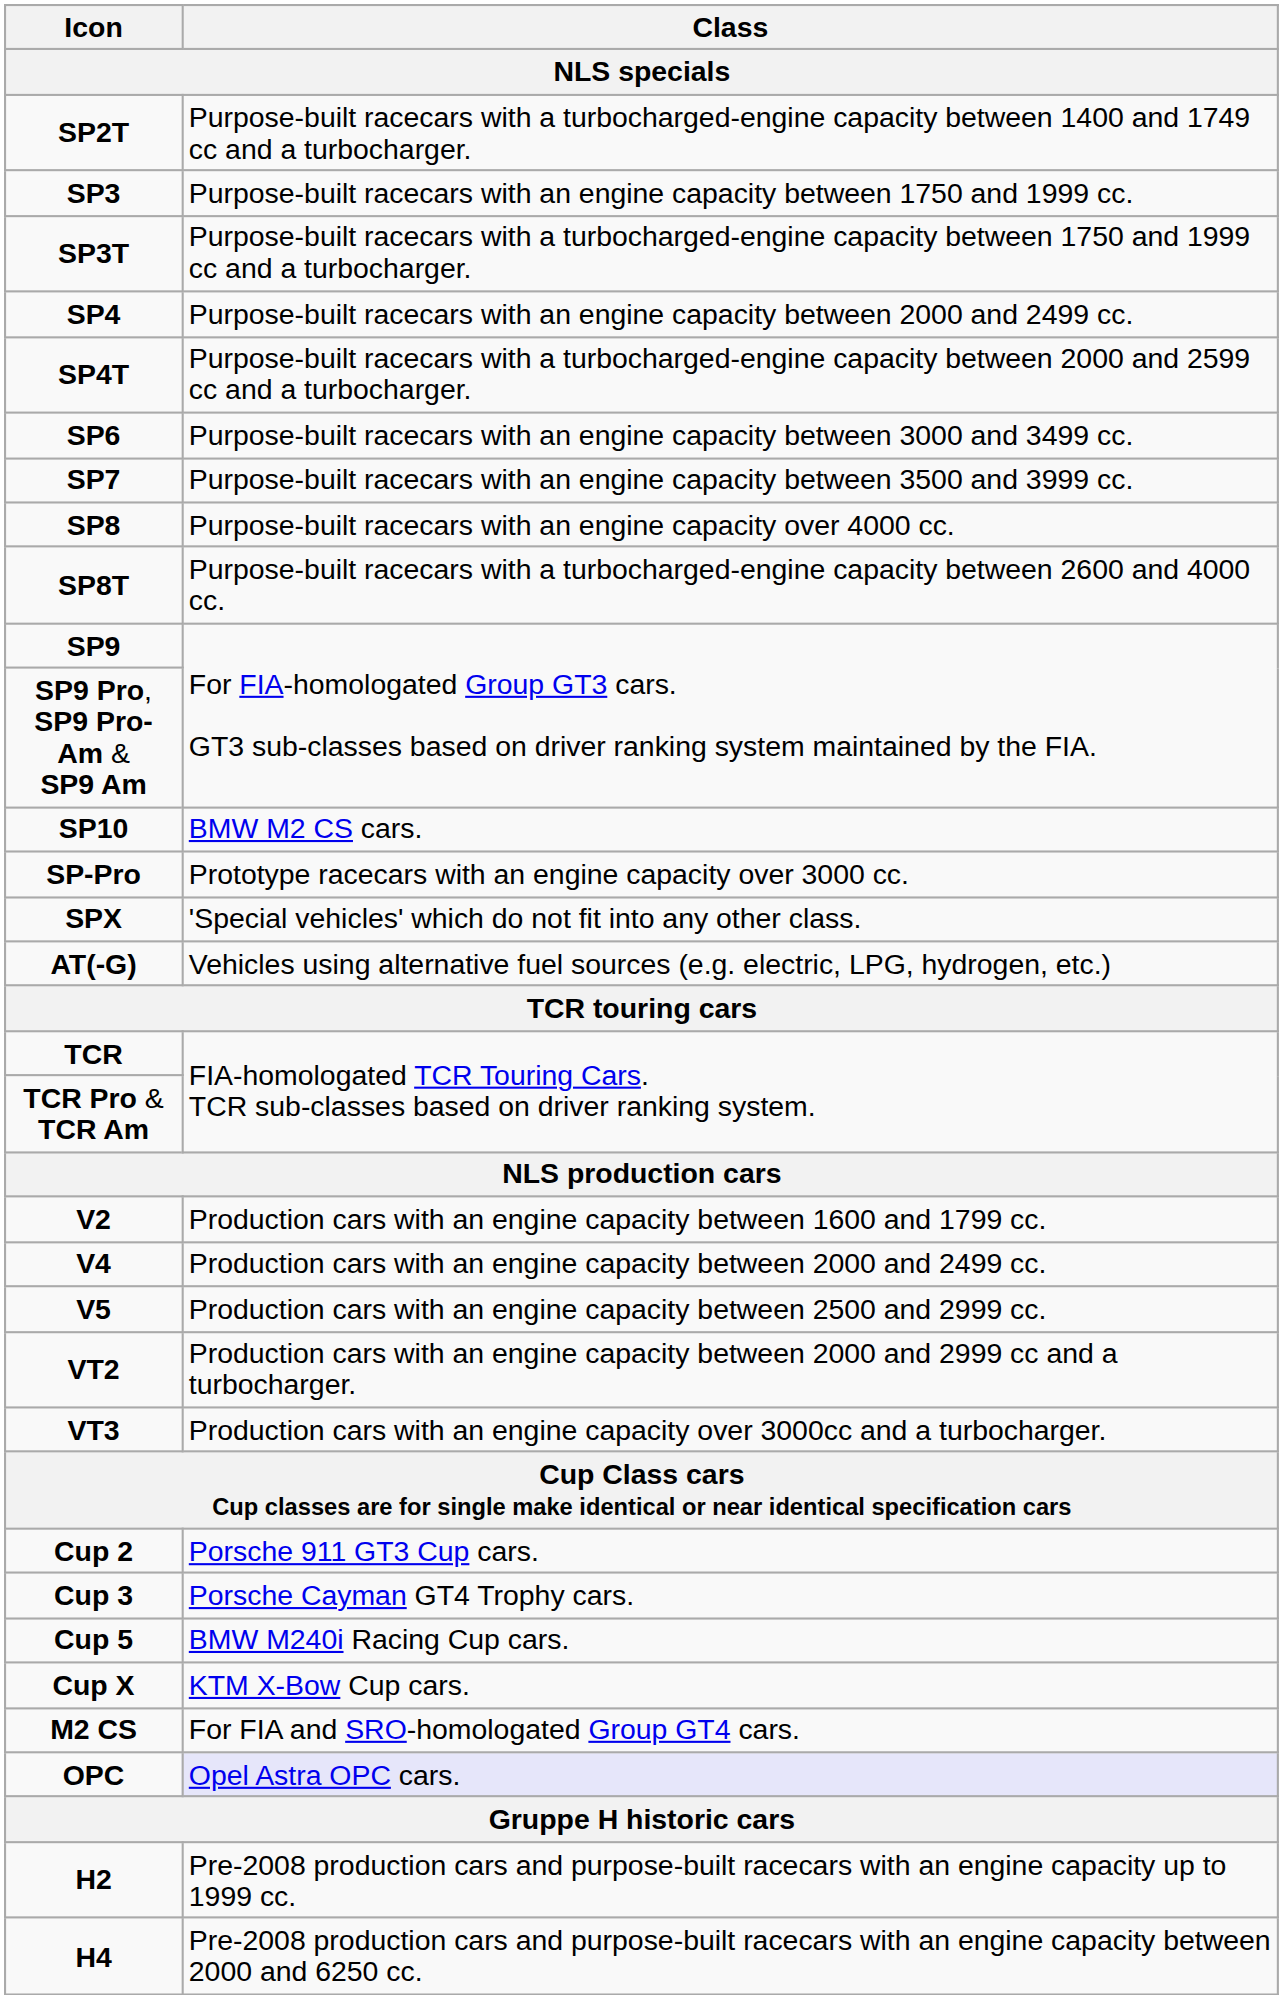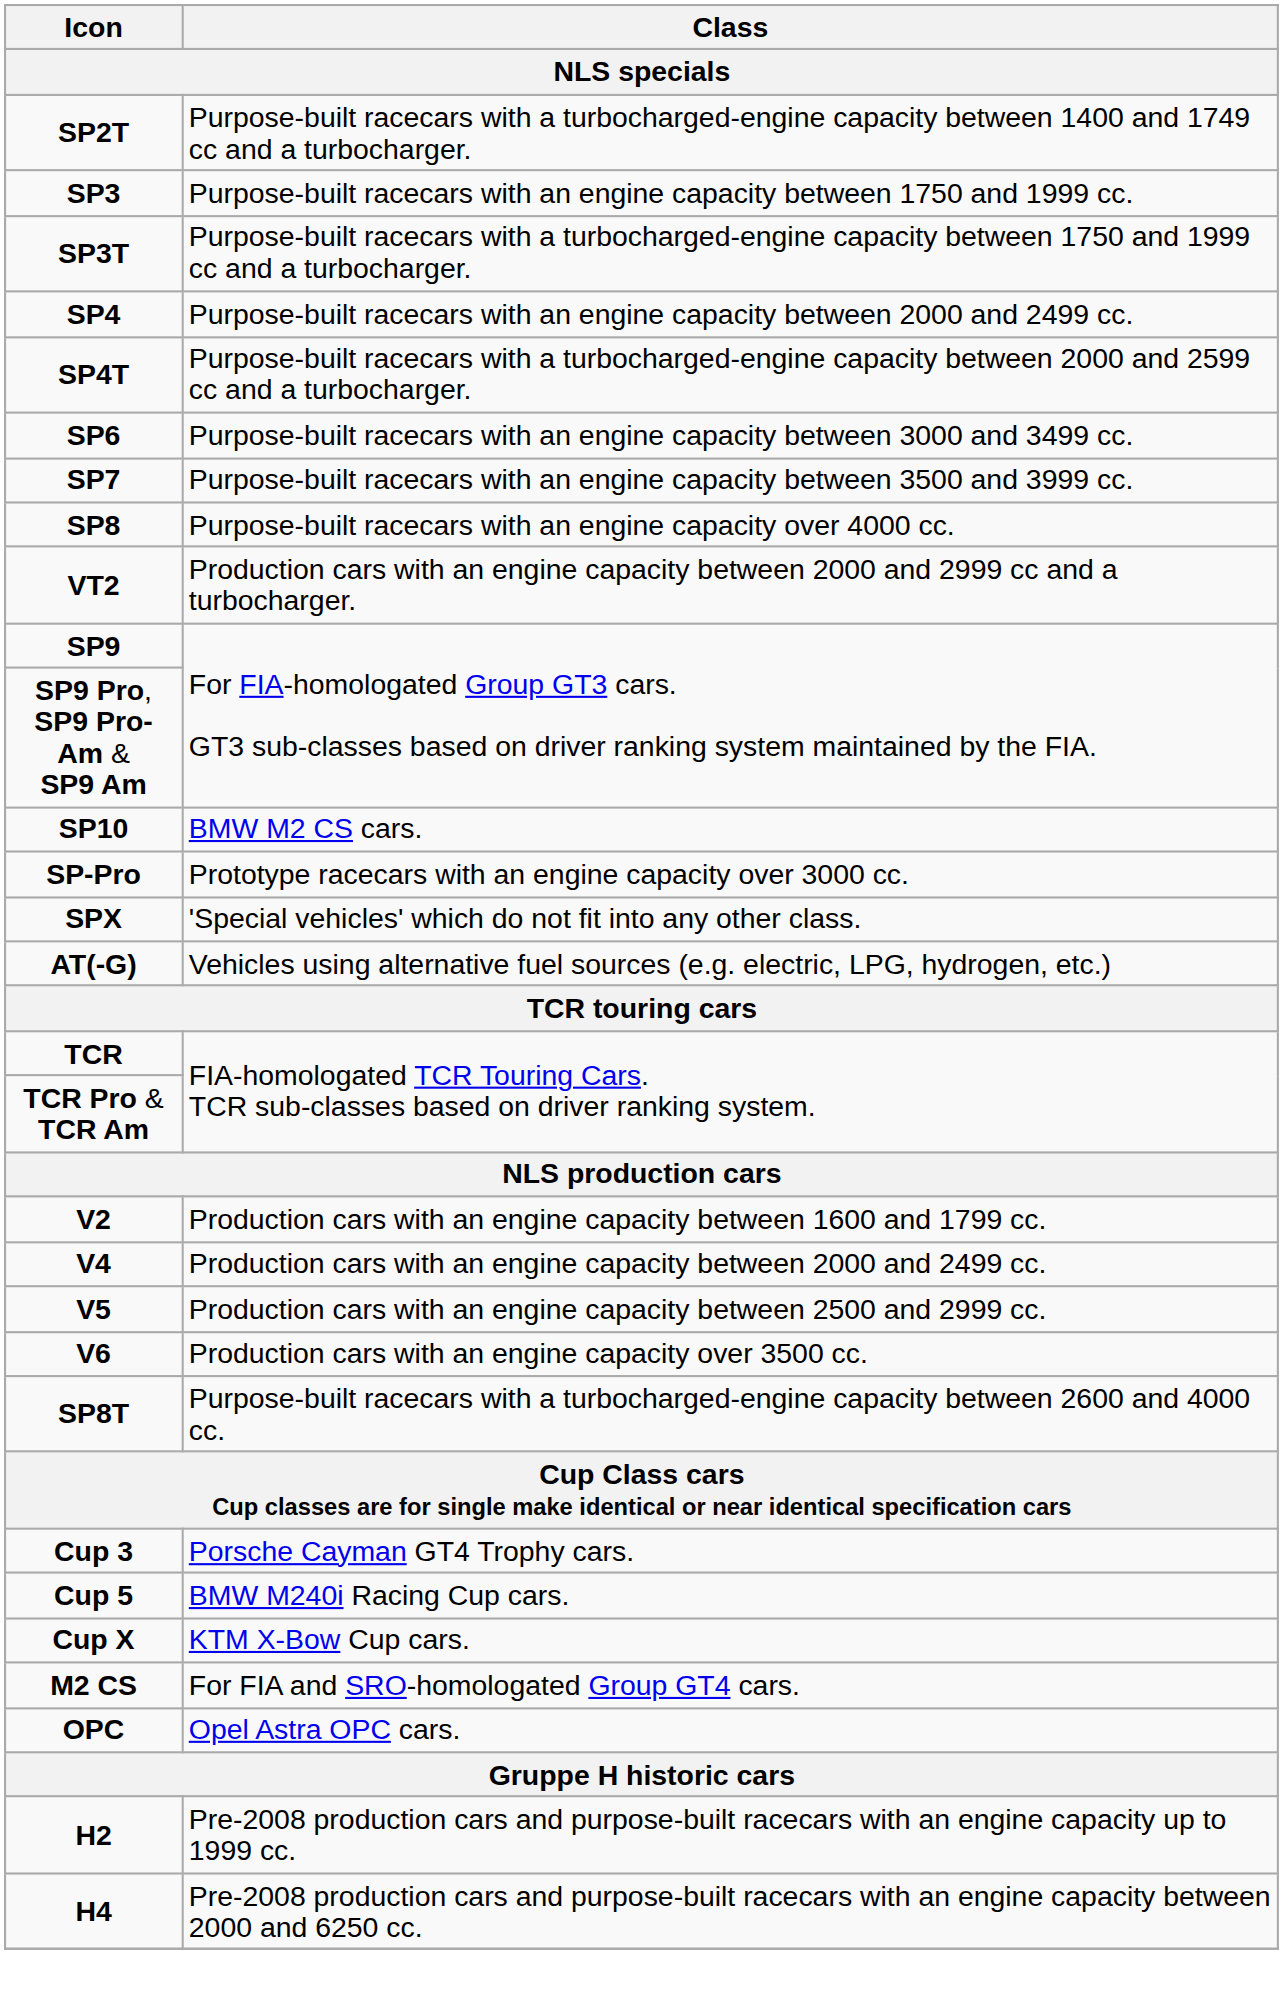rows swapped: (94, 585) <-> (94, 1369)
+ row: (94, 1353)
- row: (94, 1429)
- row: (94, 1550)
(325, 1774) lavender background -> (325, 1729) no background
